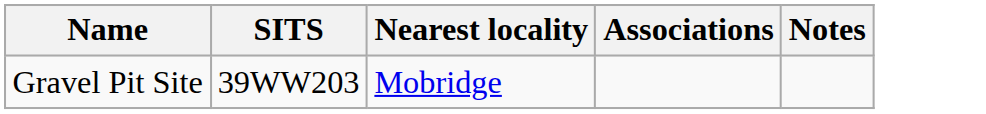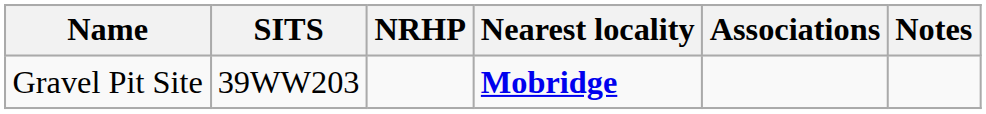+ column: (420, 30)
(438, 81) normal -> (549, 81) bold
